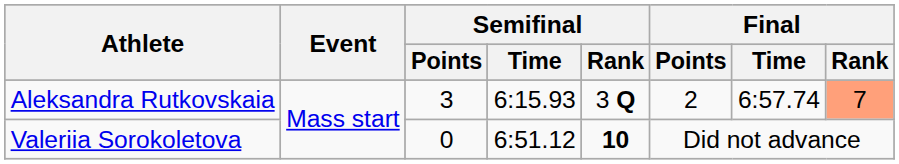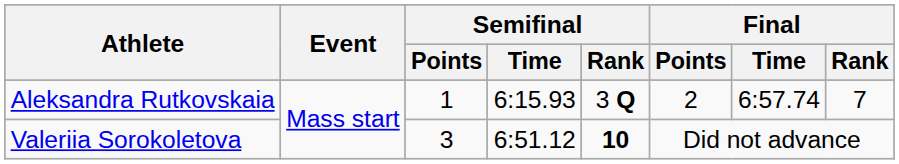(447, 100) 3 -> (447, 100) 1
(860, 100) lightsalmon background -> (860, 100) no background
(447, 139) 0 -> (447, 139) 3
